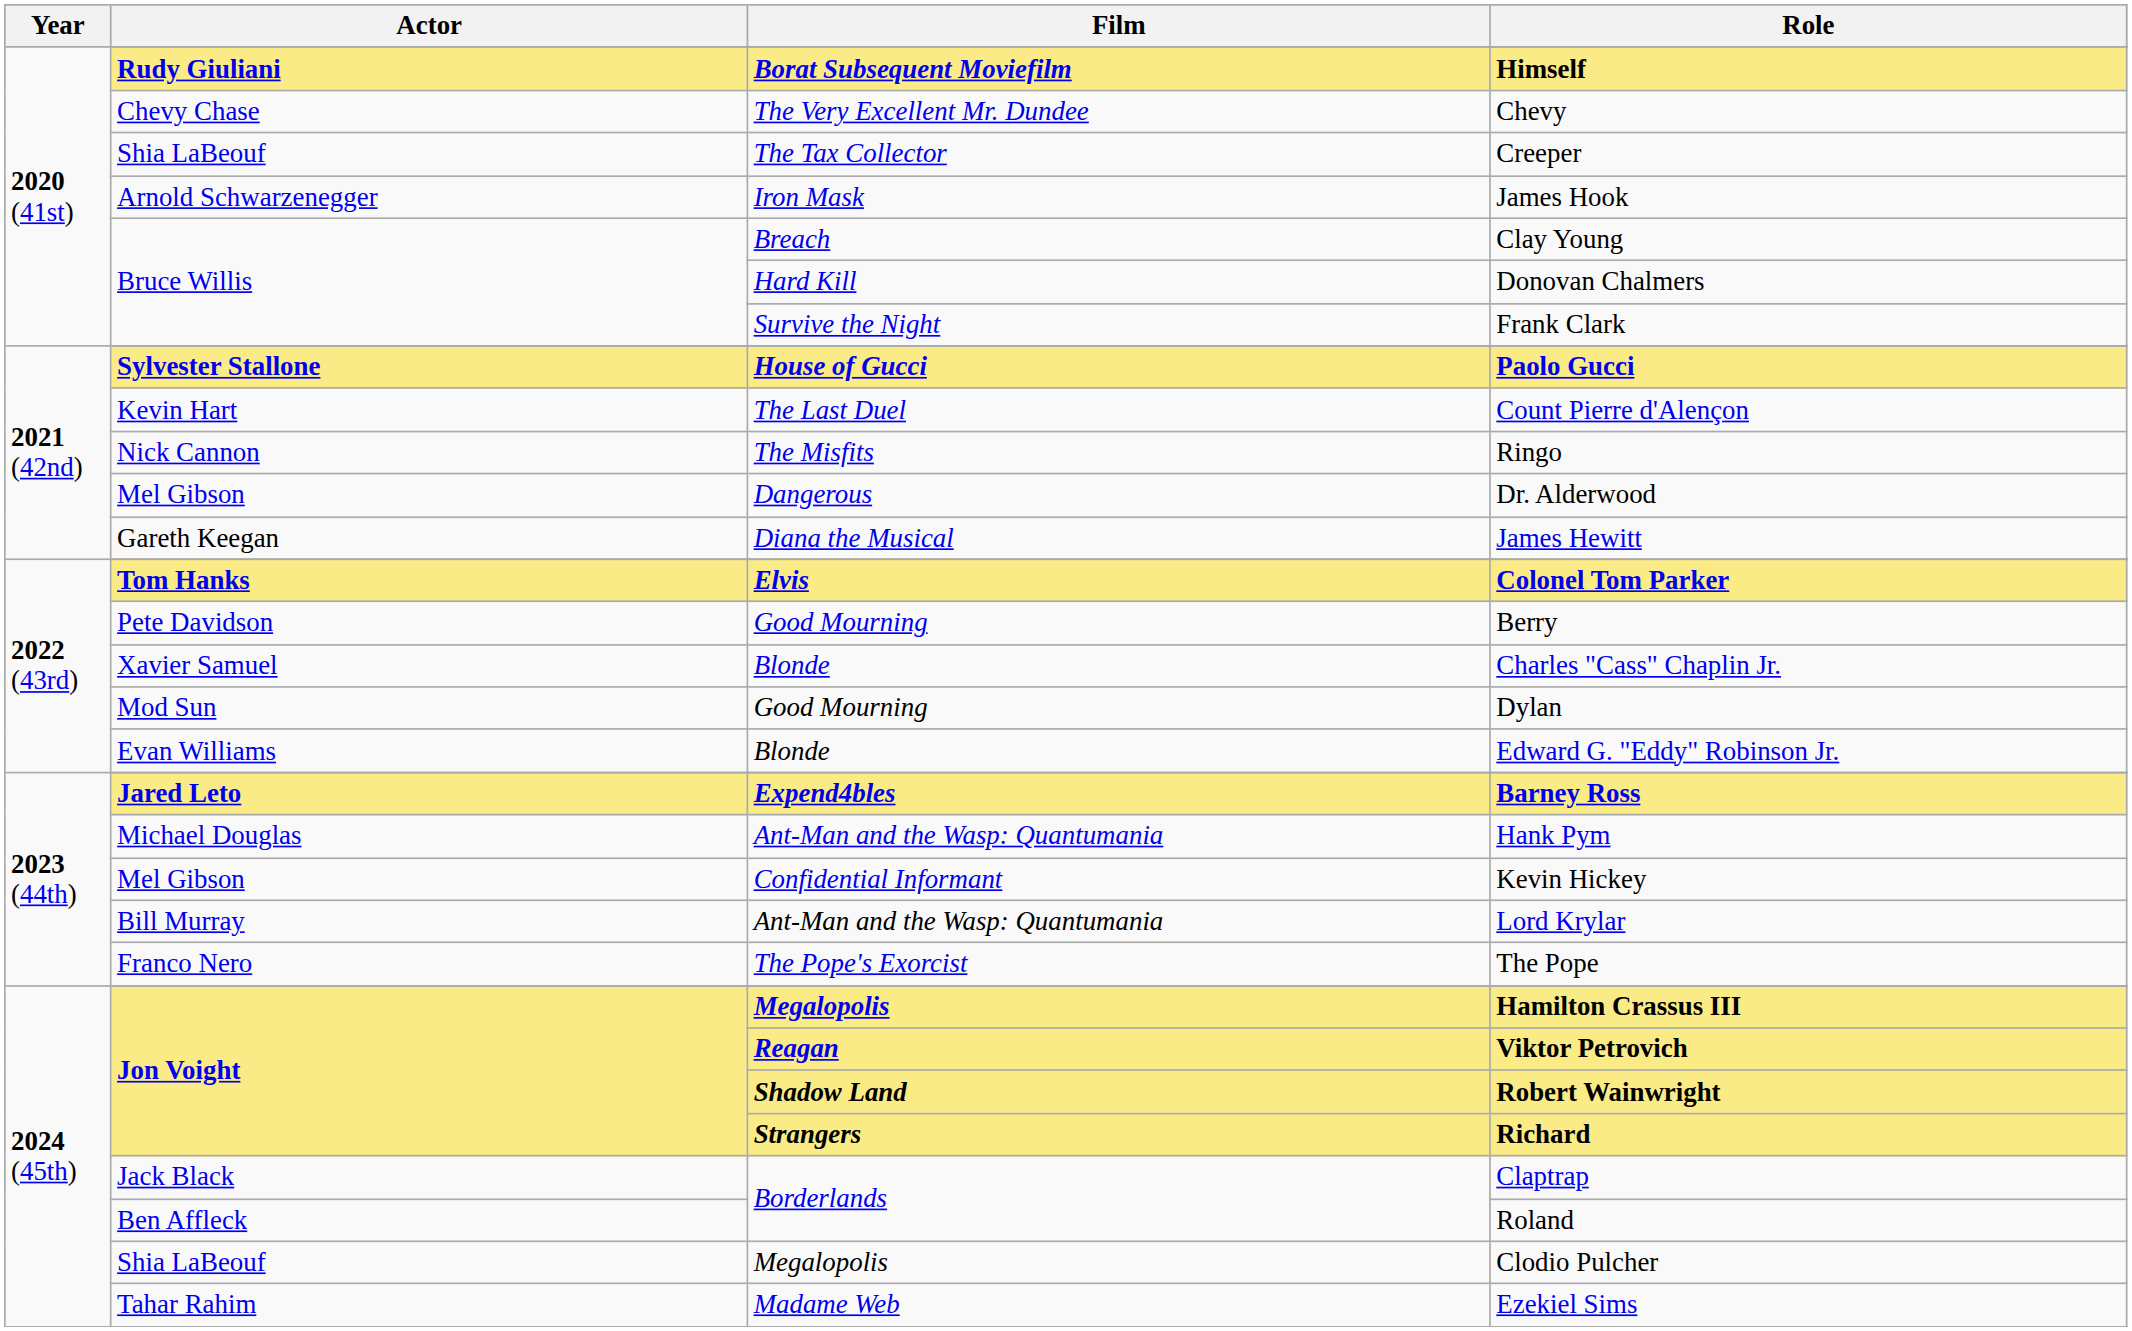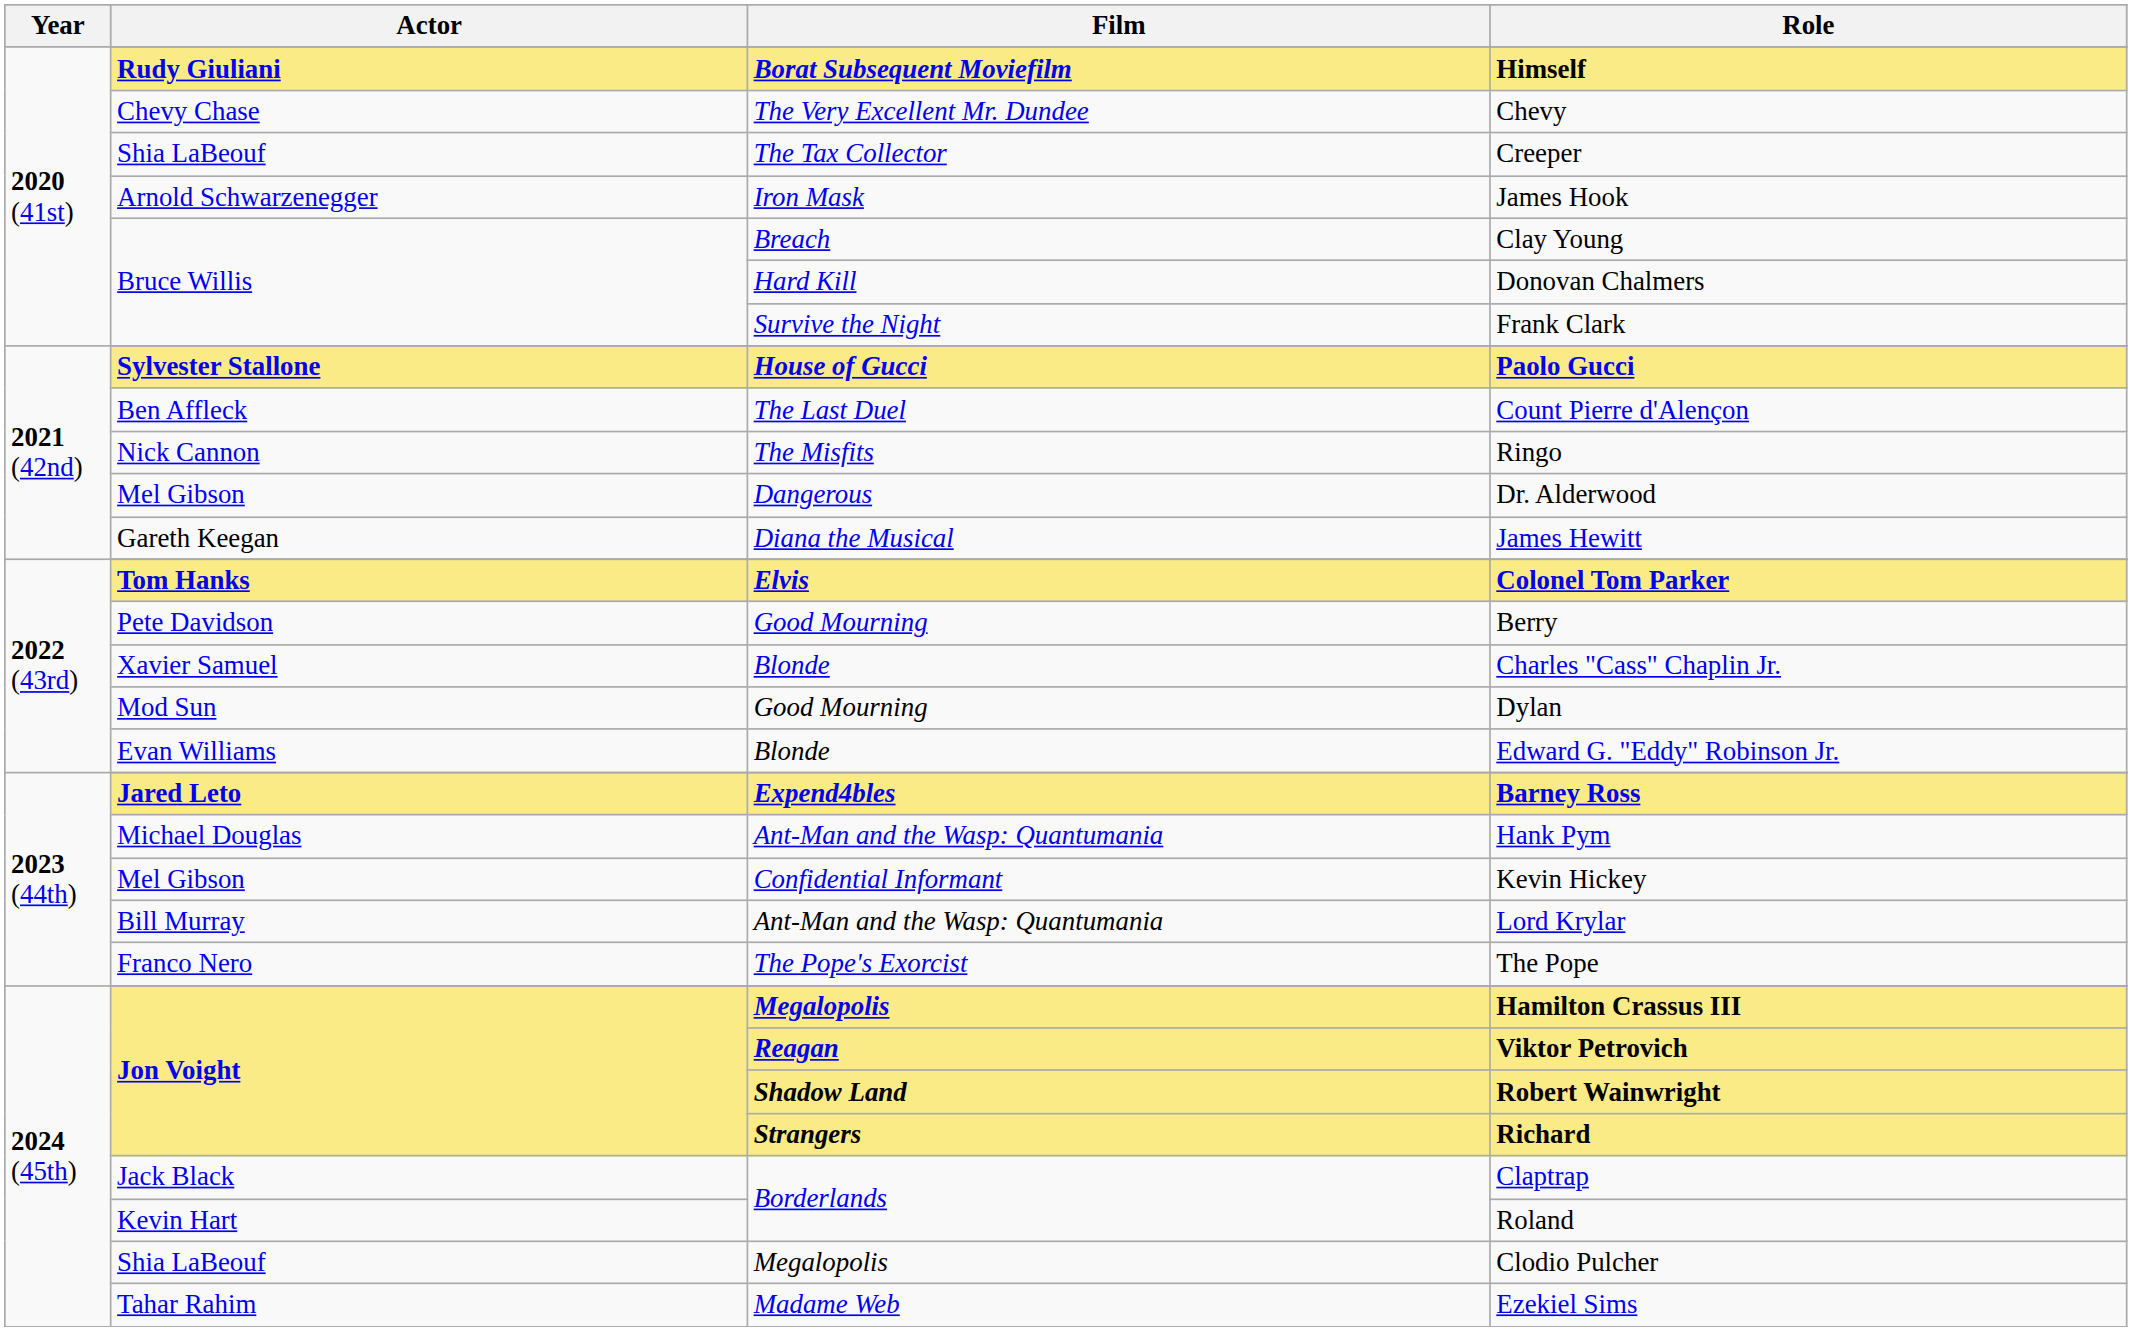(177, 409) Kevin Hart -> (182, 409) Ben Affleck
(182, 1219) Ben Affleck -> (177, 1219) Kevin Hart
